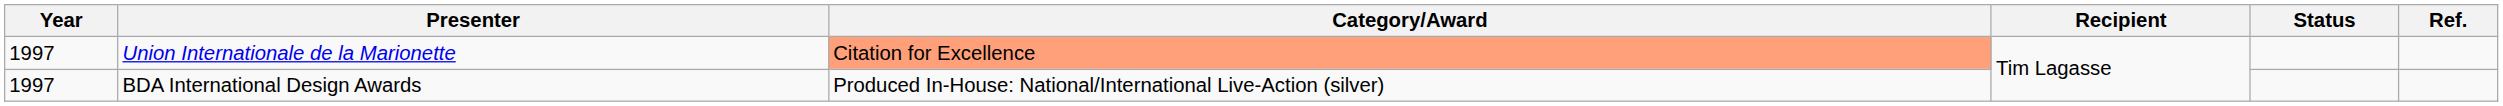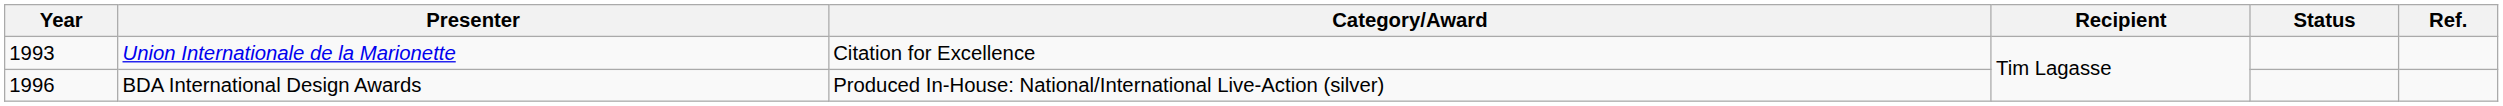(32, 52) 1997 -> (32, 52) 1993
(934, 52) lightsalmon background -> (934, 52) no background
(32, 85) 1997 -> (32, 85) 1996
